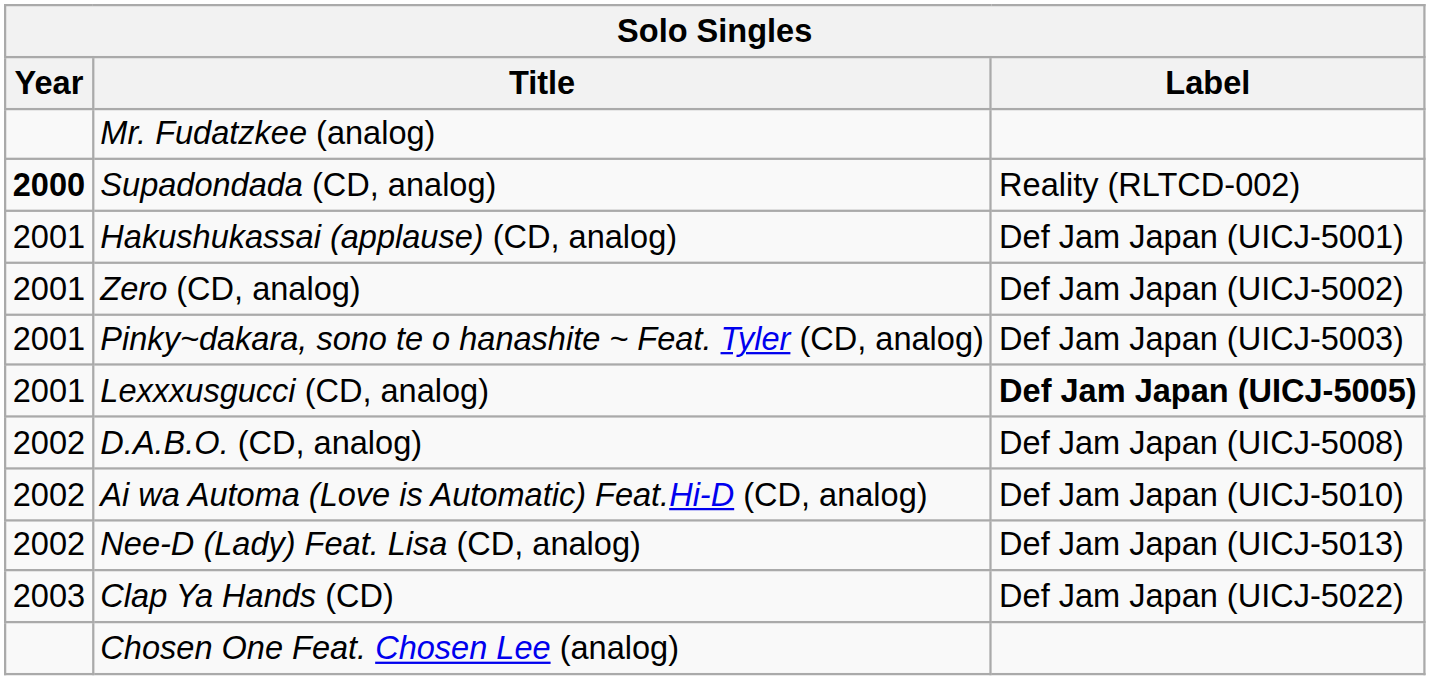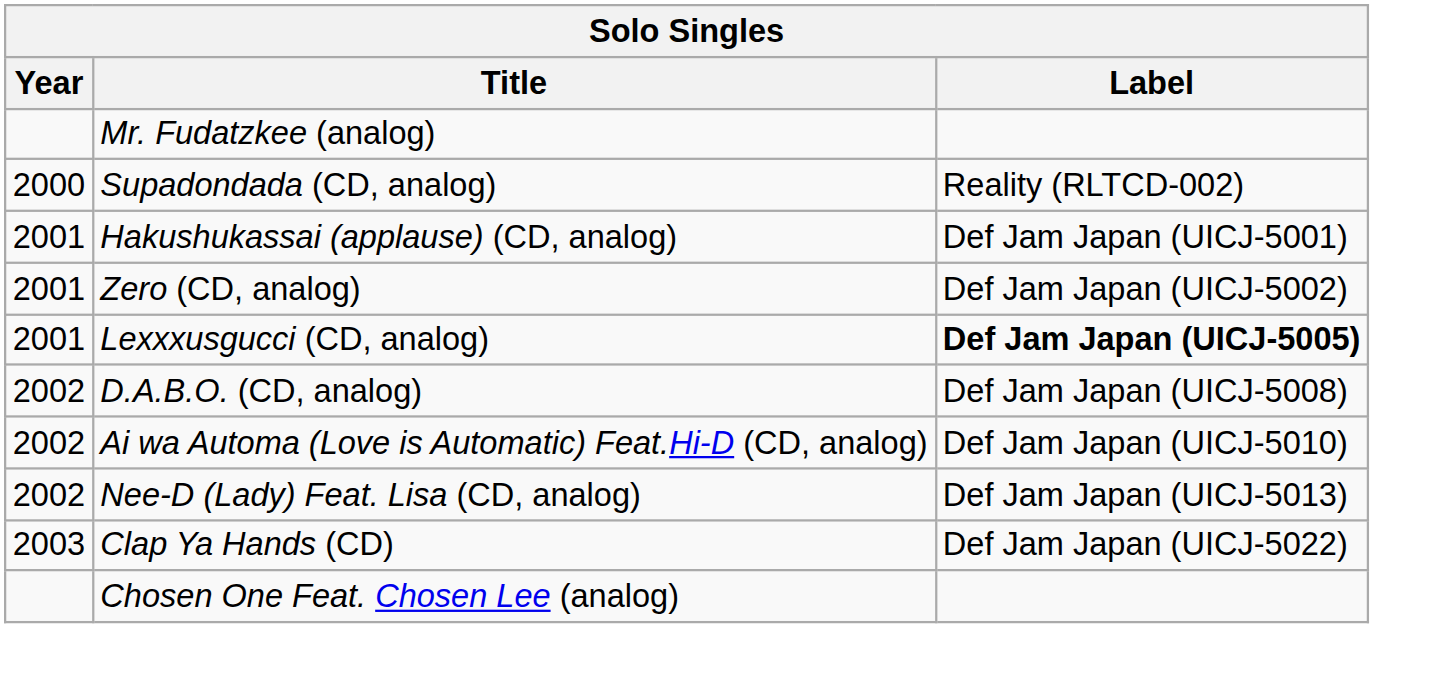(49, 185) bold -> (49, 185) normal
- row: (542, 340)
